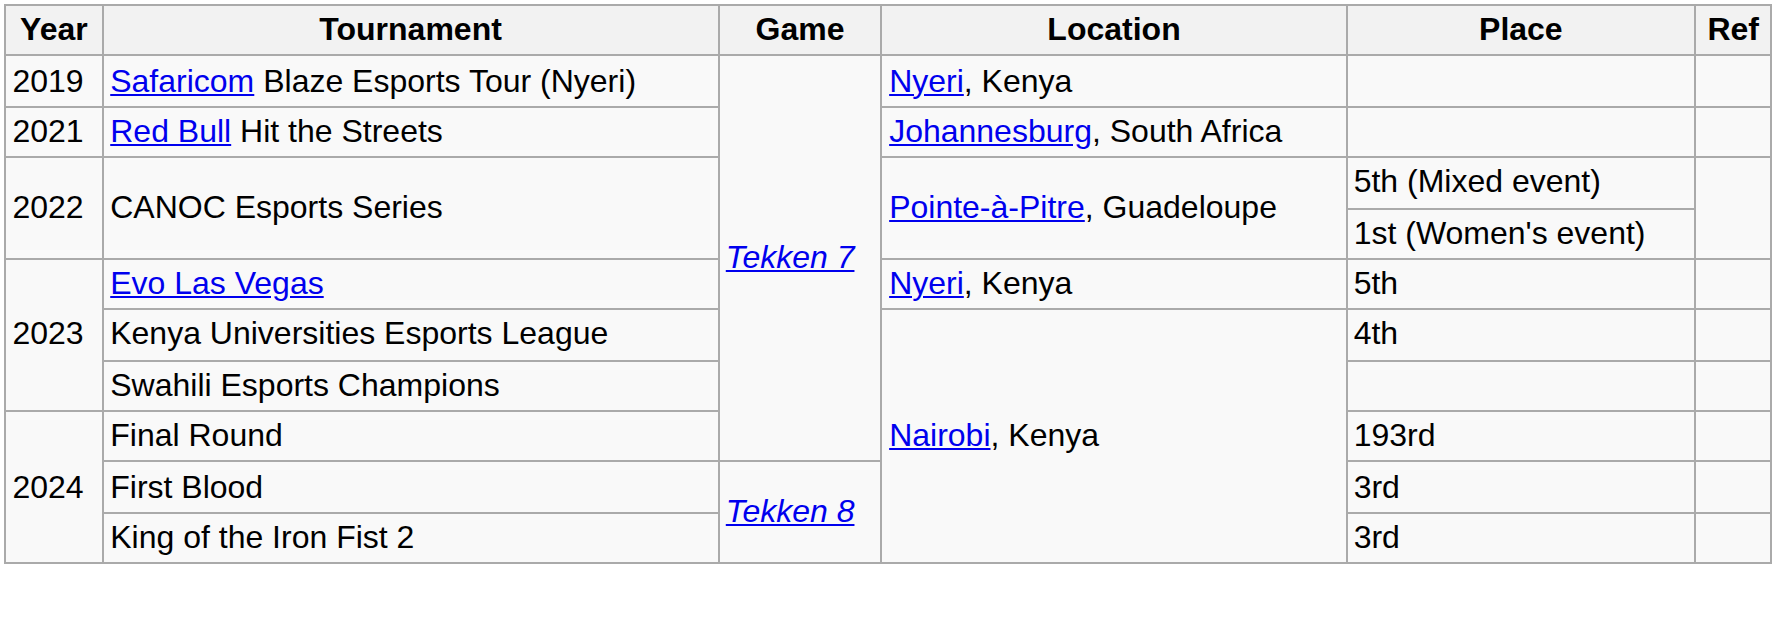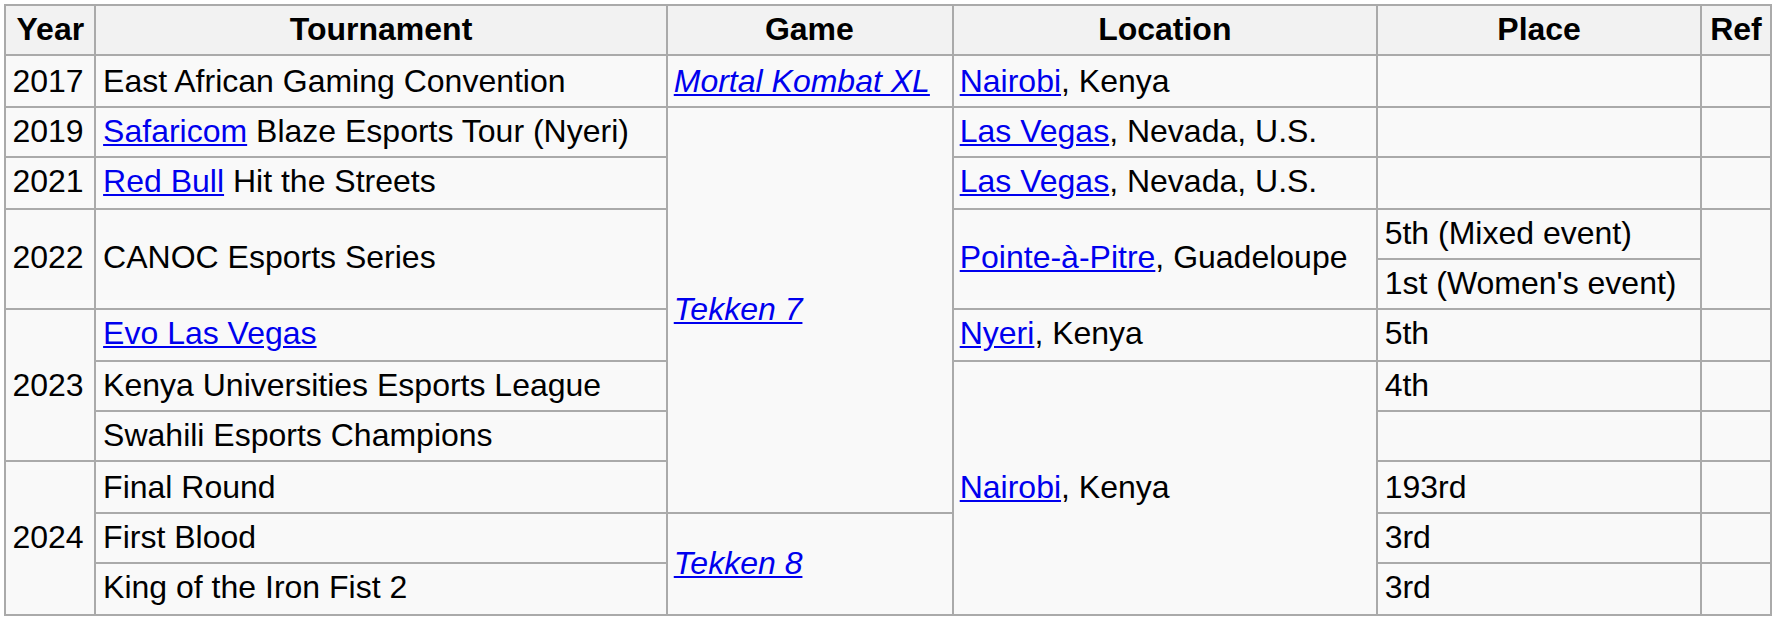+ row: (48, 80)
(981, 80) Nyeri, Kenya -> (1138, 131) Las Vegas, Nevada, U.S.
(1086, 131) Johannesburg, South Africa -> (1138, 182) Las Vegas, Nevada, U.S.
